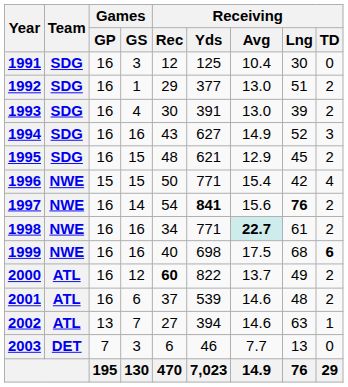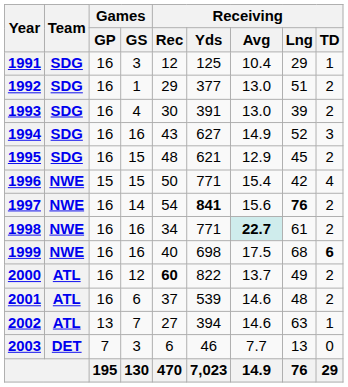(299, 63) 30 -> (299, 63) 29
(330, 63) 0 -> (330, 63) 1
